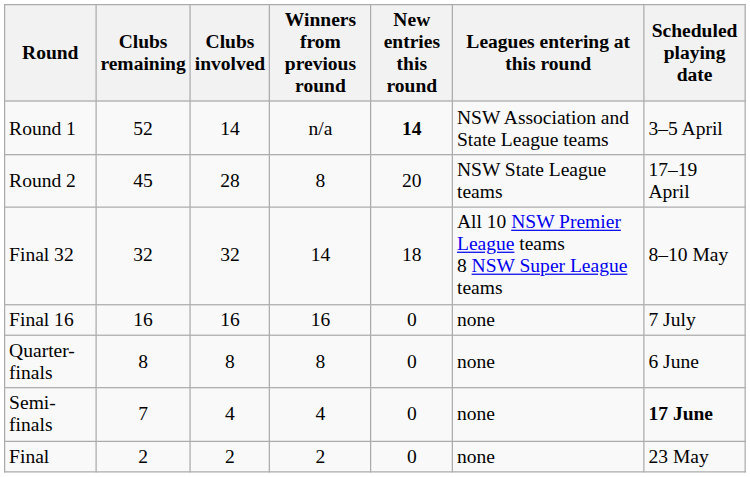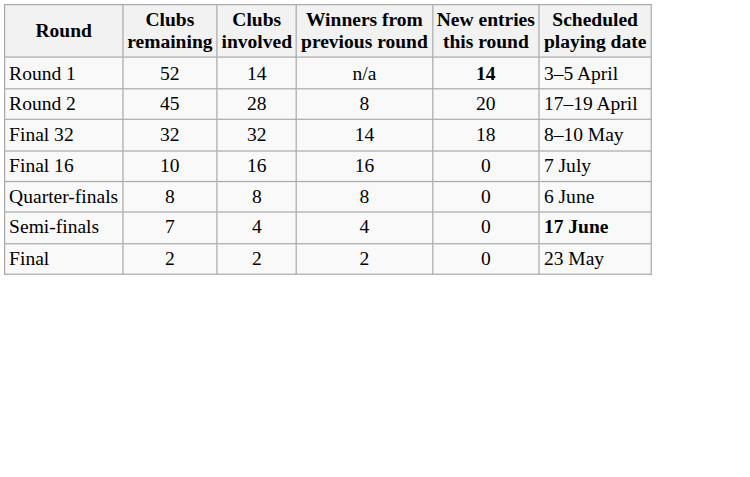- column: (548, 52)
(143, 319) 16 -> (170, 165) 10
